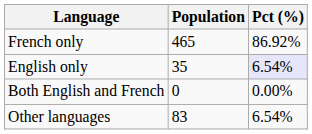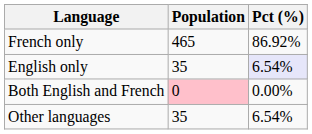(176, 91) no background -> (176, 91) pink background
(180, 116) 83 -> (180, 116) 35
